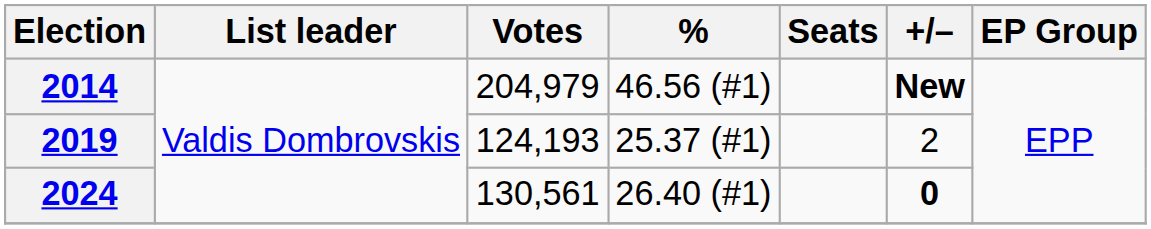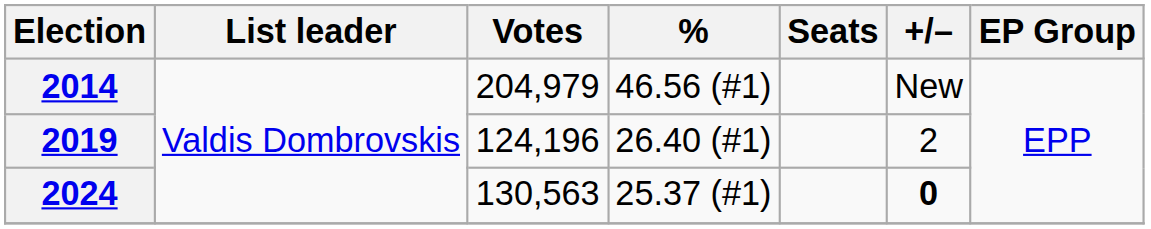(930, 85) bold -> (929, 85) normal
(538, 140) 124,193 -> (538, 140) 124,196
(693, 140) 25.37 (#1) -> (693, 140) 26.40 (#1)
(538, 194) 130,561 -> (538, 194) 130,563
(693, 194) 26.40 (#1) -> (693, 194) 25.37 (#1)
